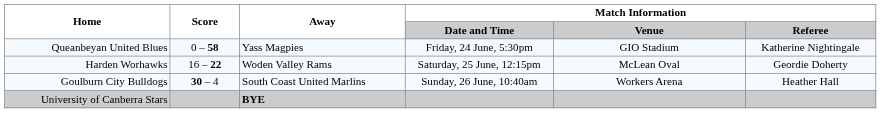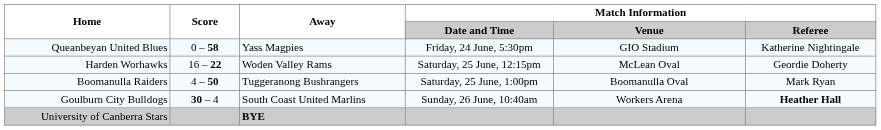+ row: (122, 82)
(810, 82) normal -> (810, 99) bold
